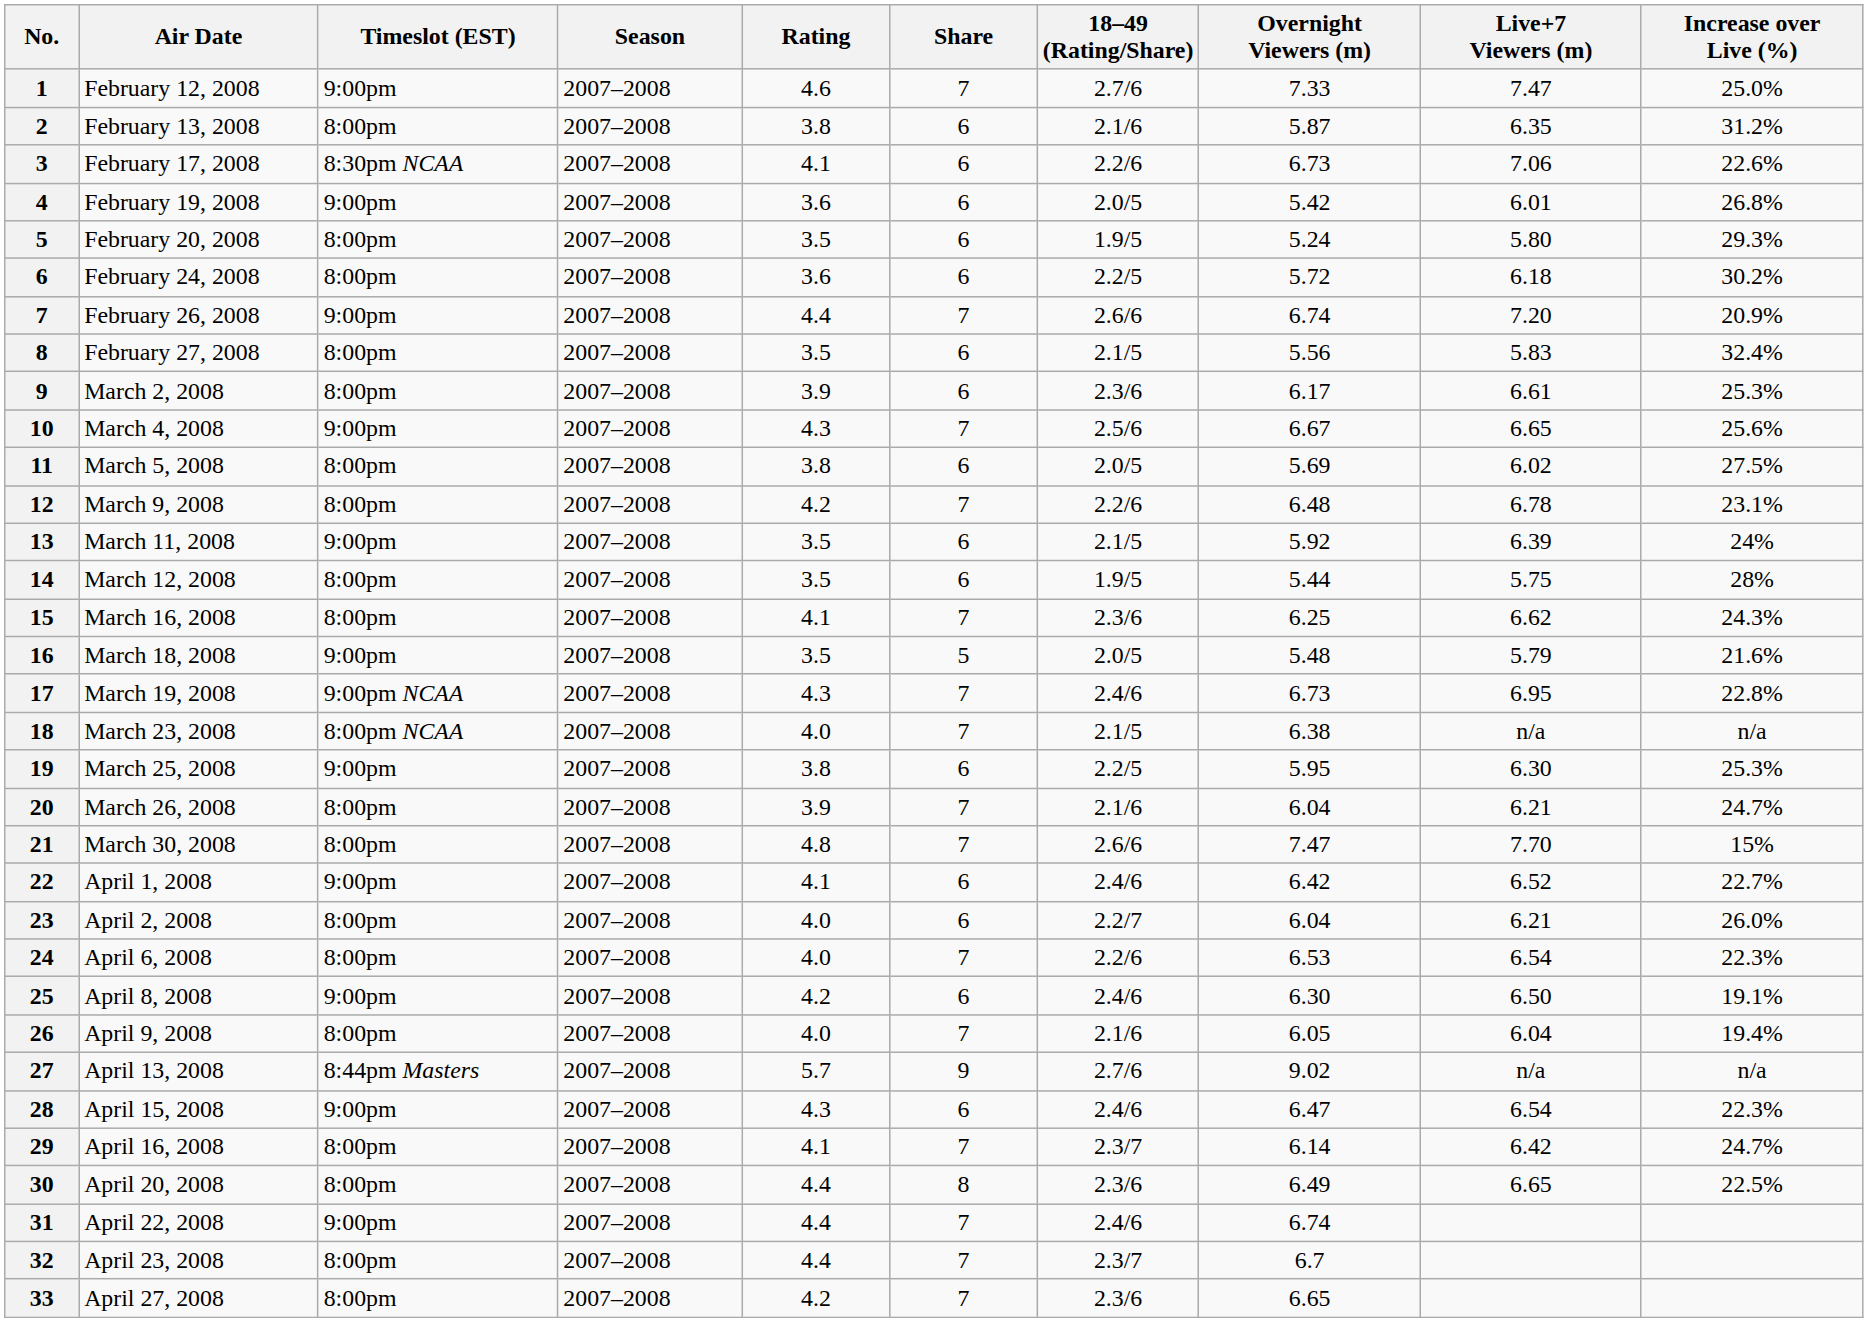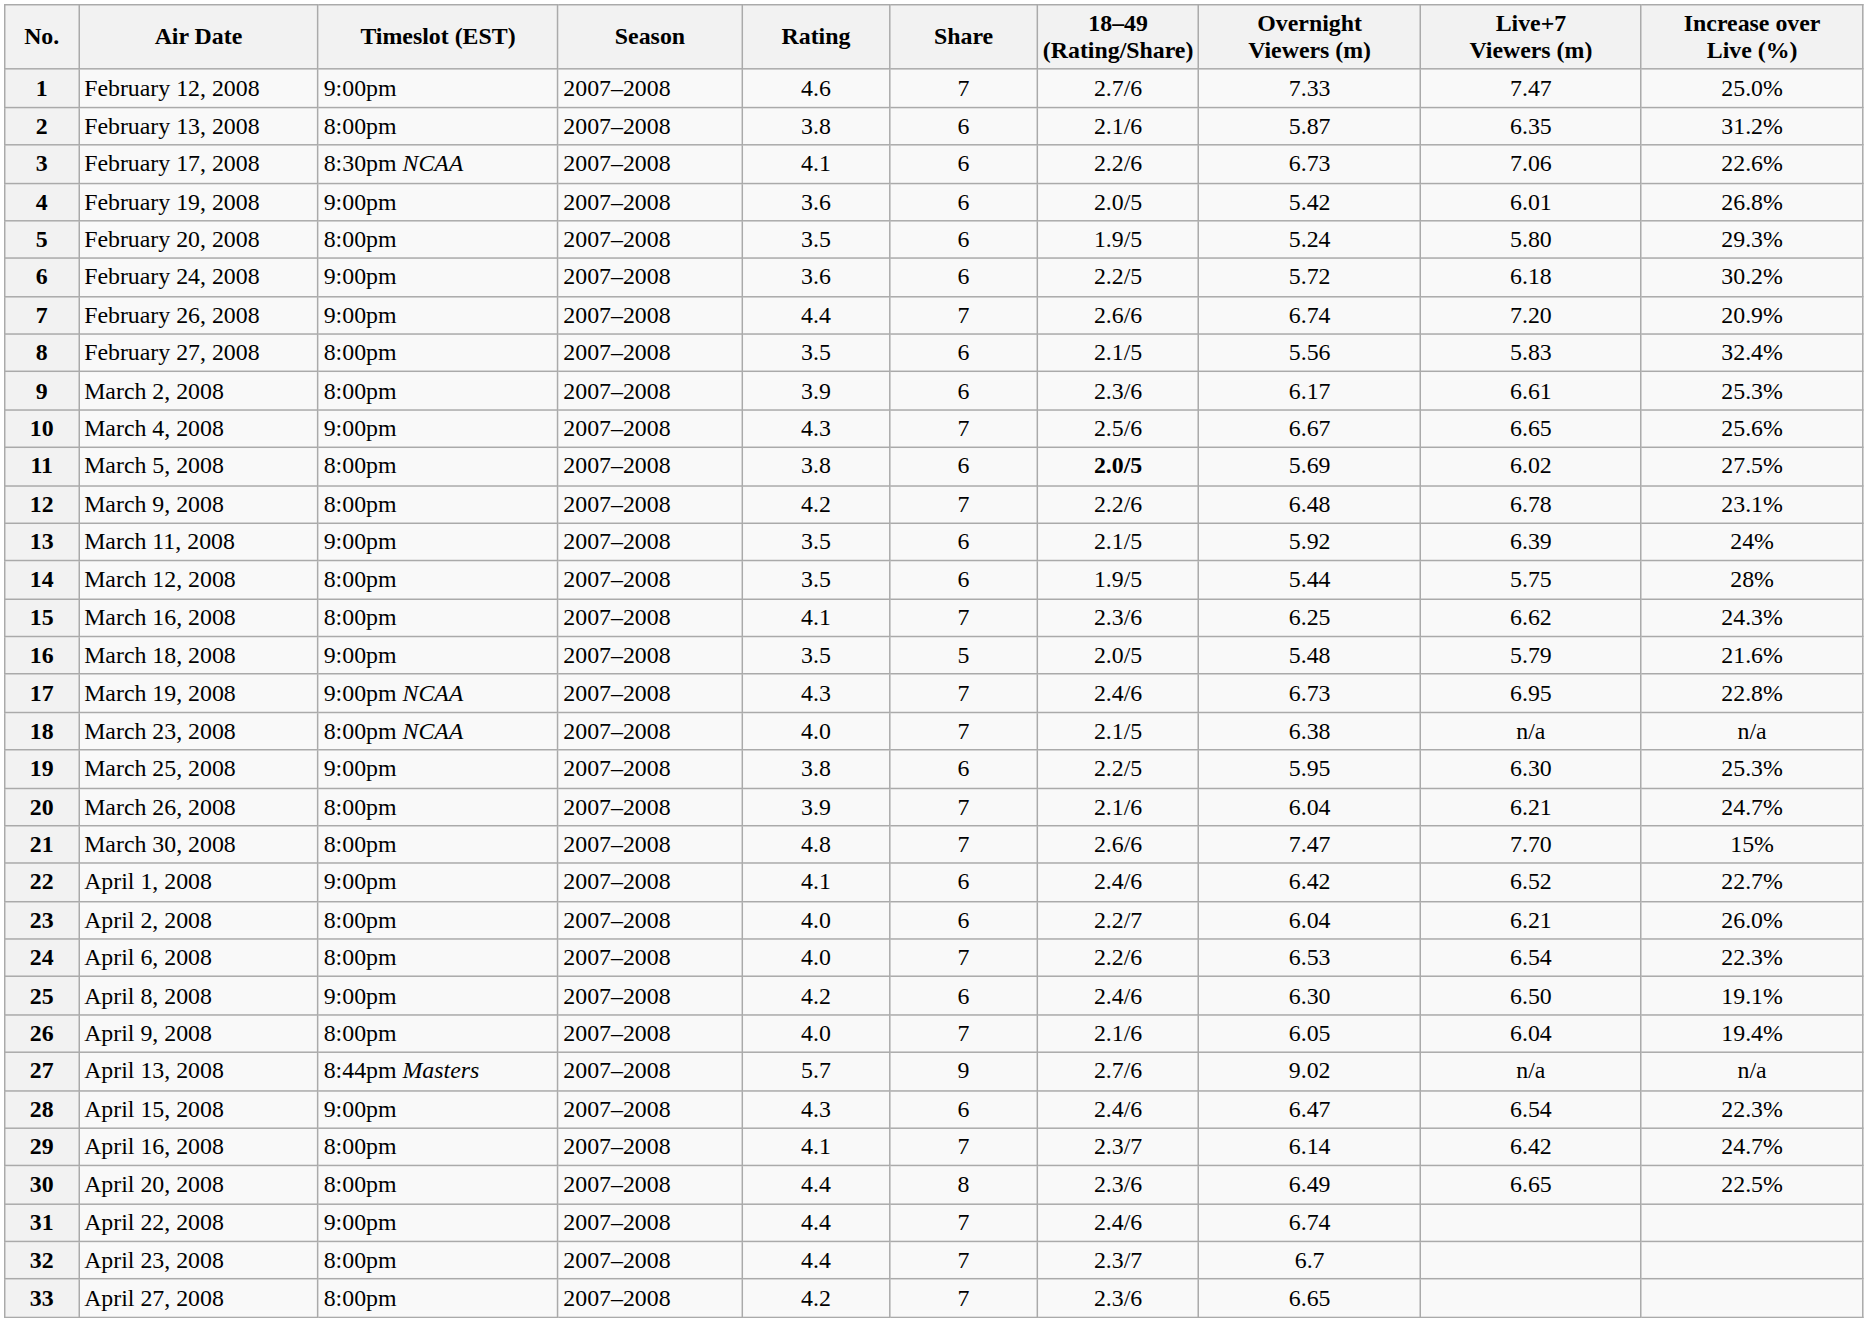(360, 277) 8:00pm -> (360, 277) 9:00pm
(1118, 466) normal -> (1118, 466) bold
